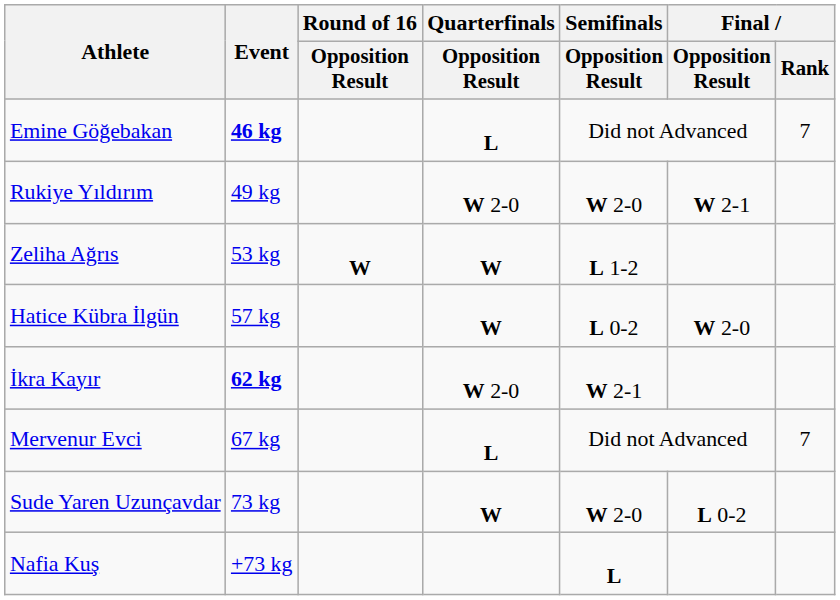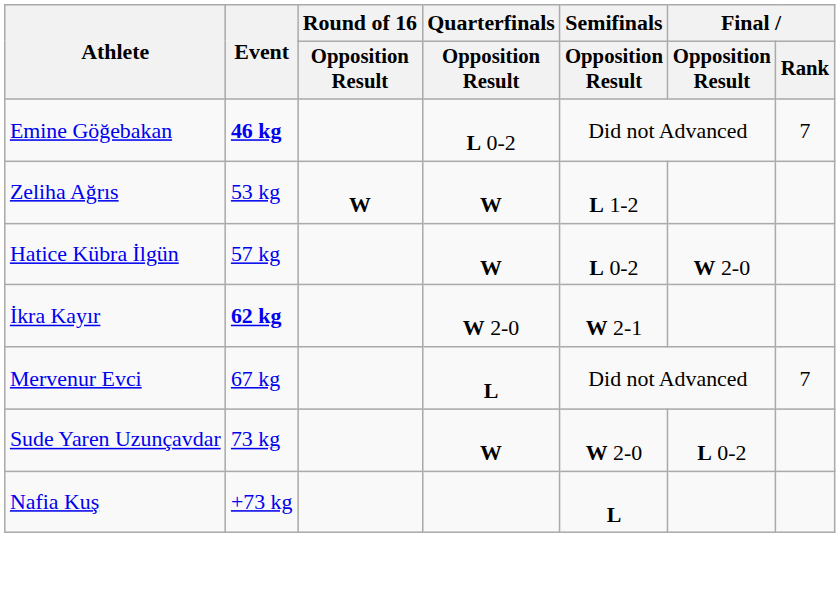(491, 143) L -> (491, 143) L 0-2
- row: (81, 192)
